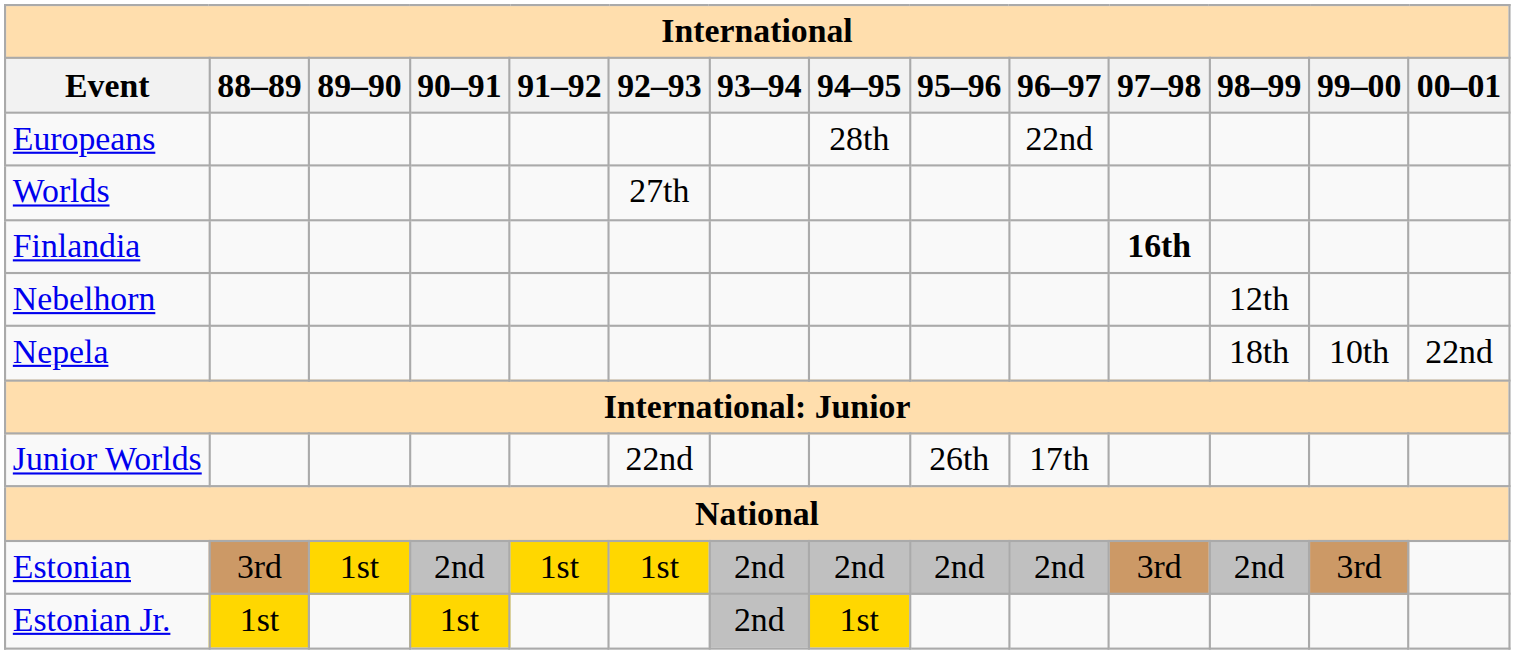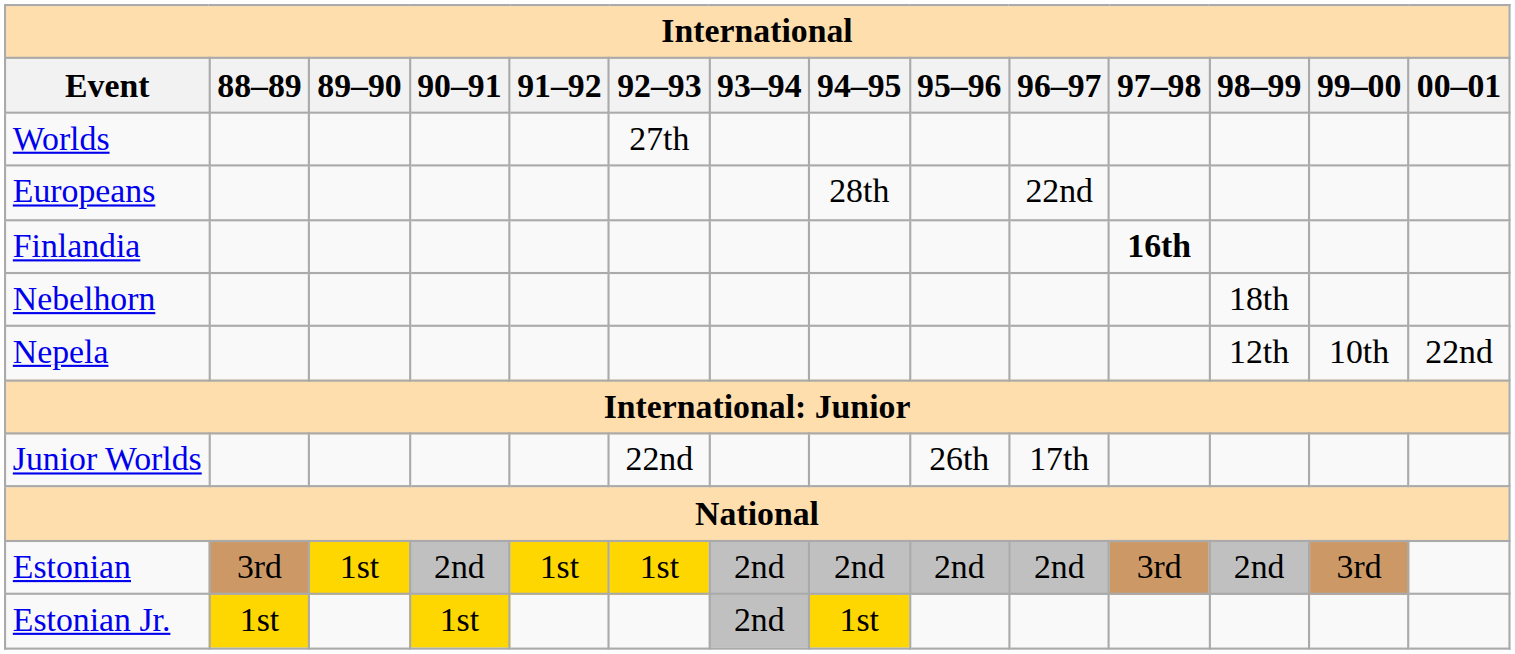rows swapped: (61, 191) <-> (84, 138)
(1259, 298) 12th -> (1259, 298) 18th
(1259, 352) 18th -> (1259, 352) 12th
